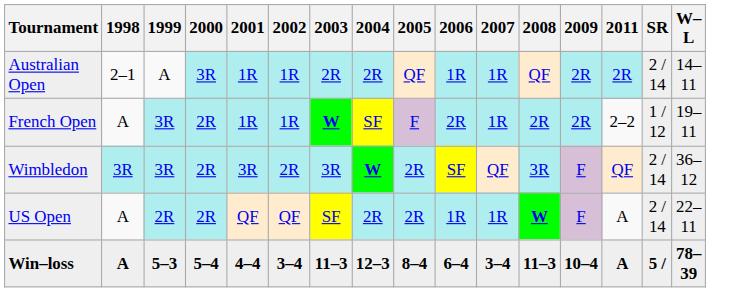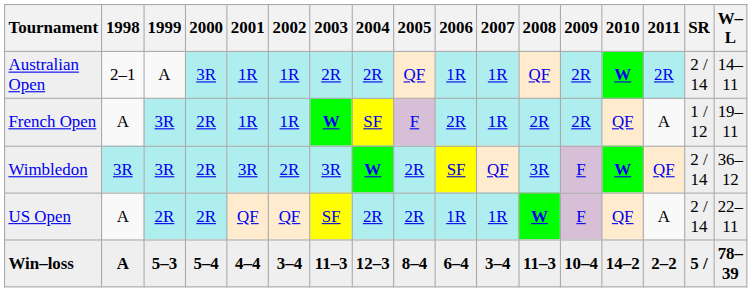+ column: (623, 27)
(622, 121) 2–2 -> (664, 121) A
(622, 262) A -> (664, 262) 2–2
